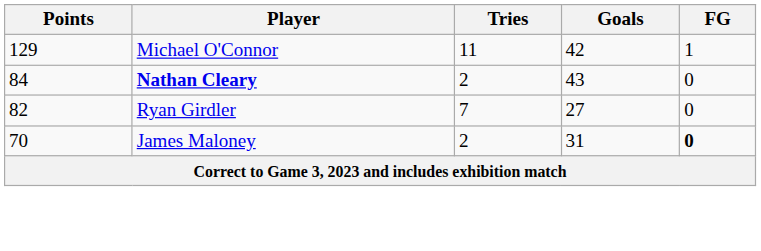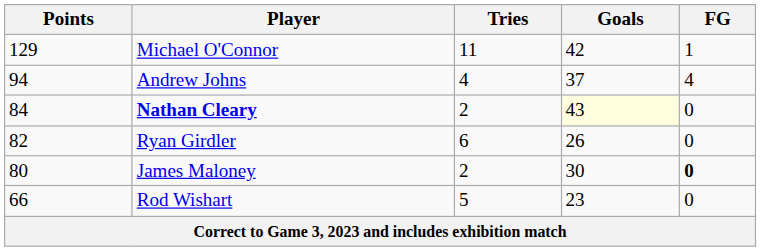+ row: (191, 79)
(575, 79) no background -> (575, 110) lightyellow background
(464, 110) 7 -> (464, 140) 6
(575, 110) 27 -> (575, 140) 26
(19, 140) 70 -> (19, 170) 80
(575, 140) 31 -> (575, 170) 30
+ row: (185, 200)
